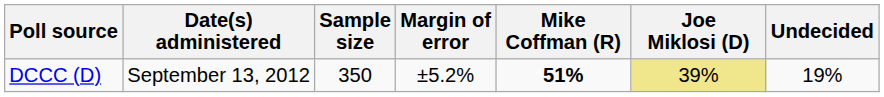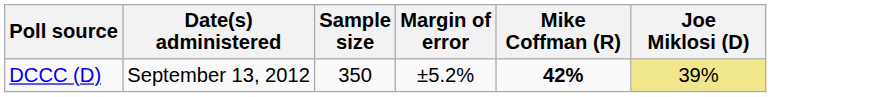- column: (822, 31)
(563, 75) 51% -> (563, 75) 42%
